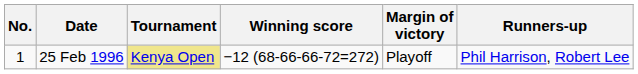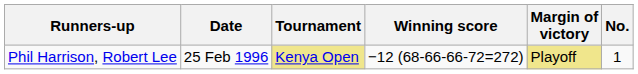columns swapped: (20, 25) <-> (545, 25)
(409, 57) no background -> (553, 57) khaki background
